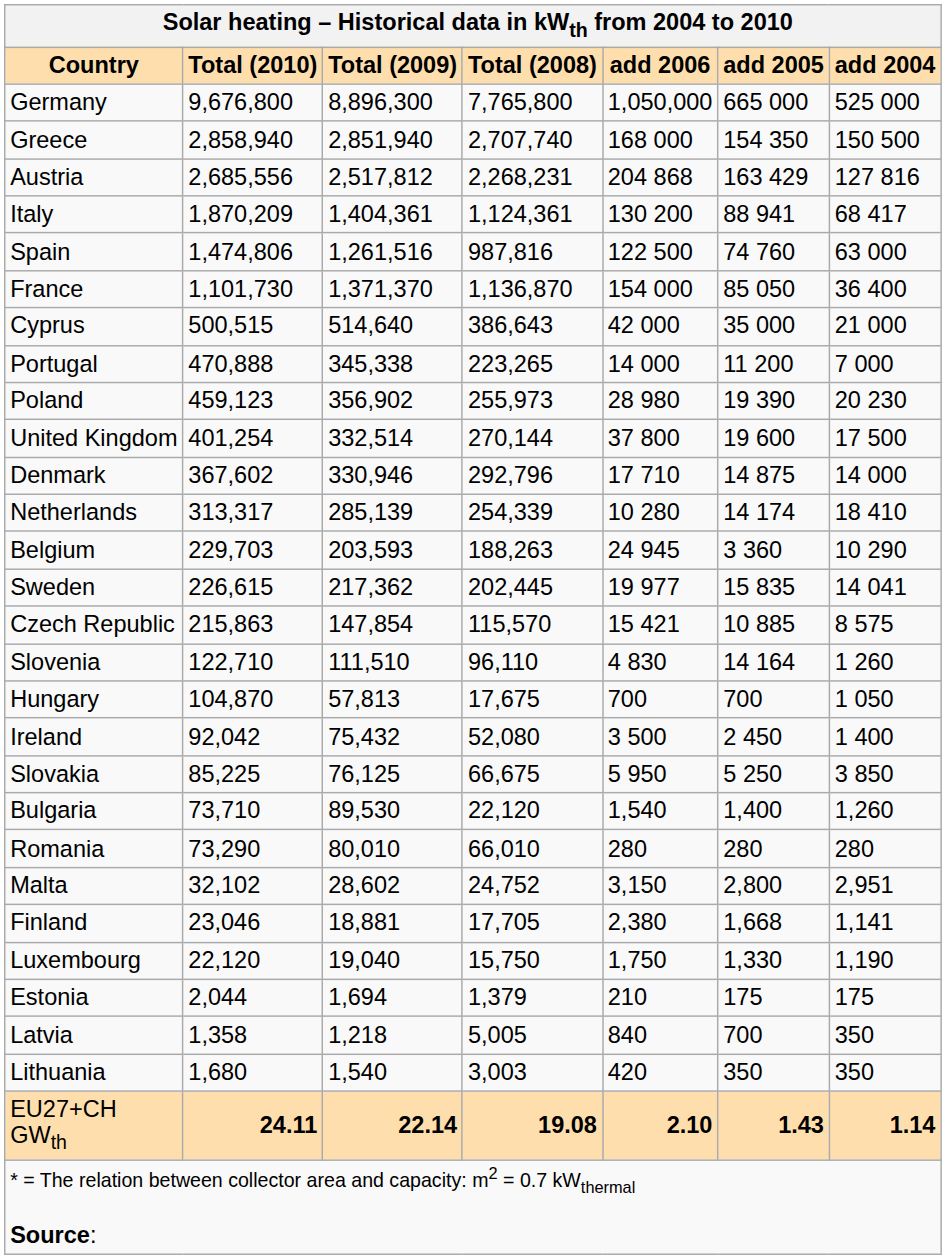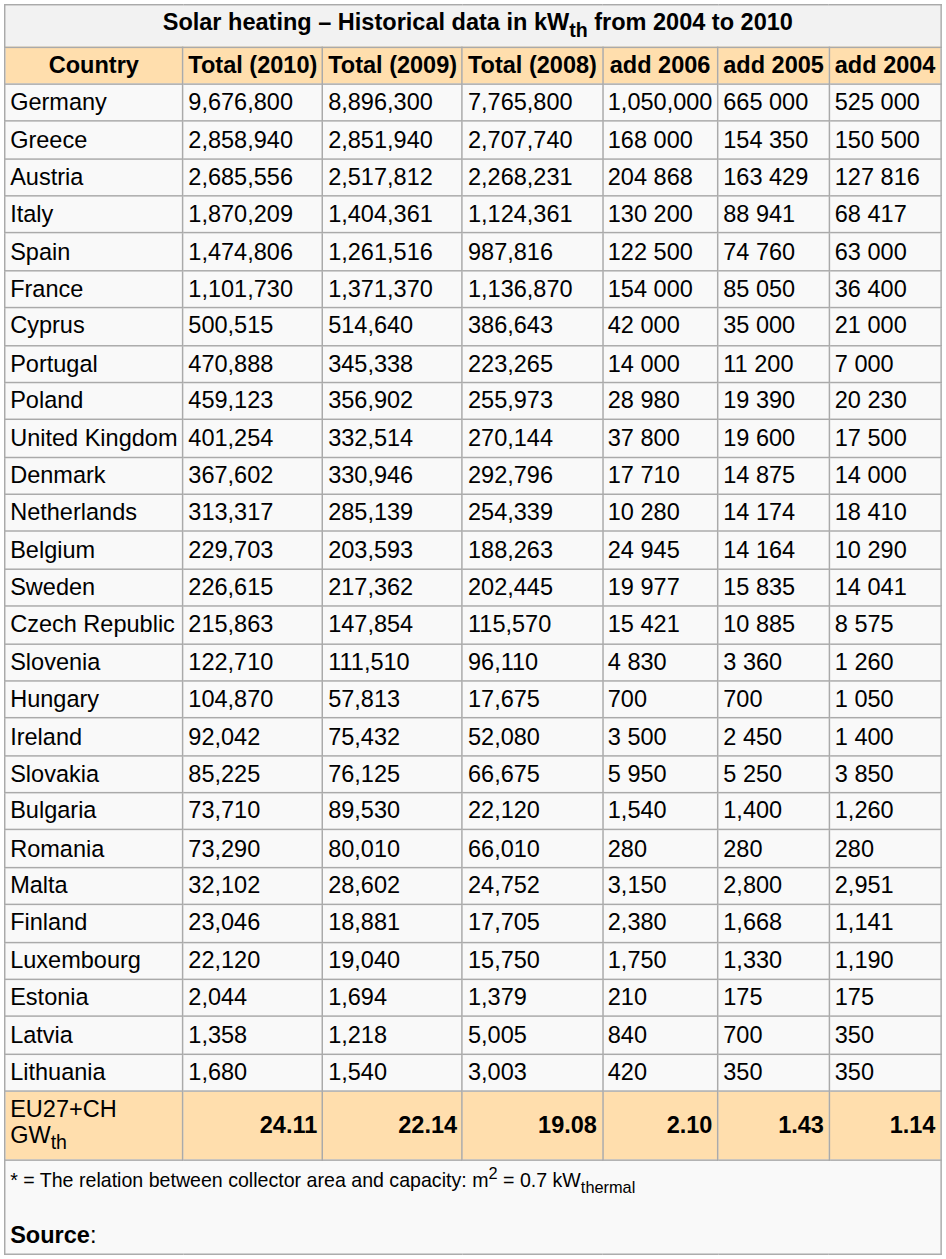(753, 550) 3 360 -> (759, 550) 14 164
(759, 661) 14 164 -> (753, 661) 3 360
